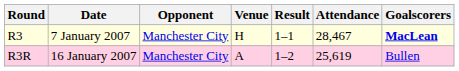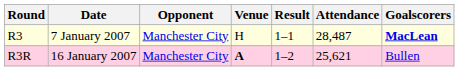(334, 35) 28,467 -> (334, 35) 28,487
(239, 55) normal -> (239, 55) bold
(334, 55) 25,619 -> (334, 55) 25,621
